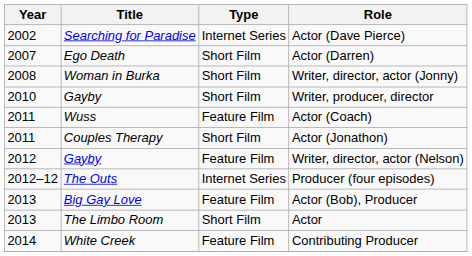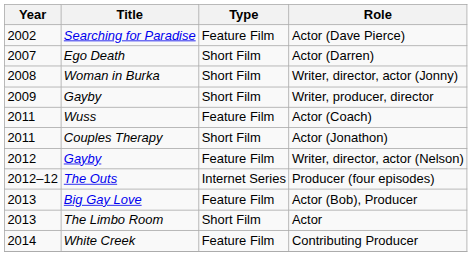(244, 35) Internet Series -> (238, 35) Feature Film
(22, 96) 2010 -> (22, 96) 2009
